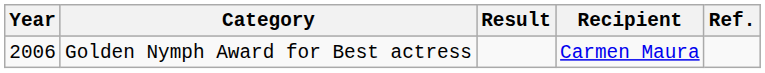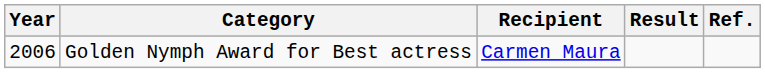columns swapped: (630, 21) <-> (516, 21)
